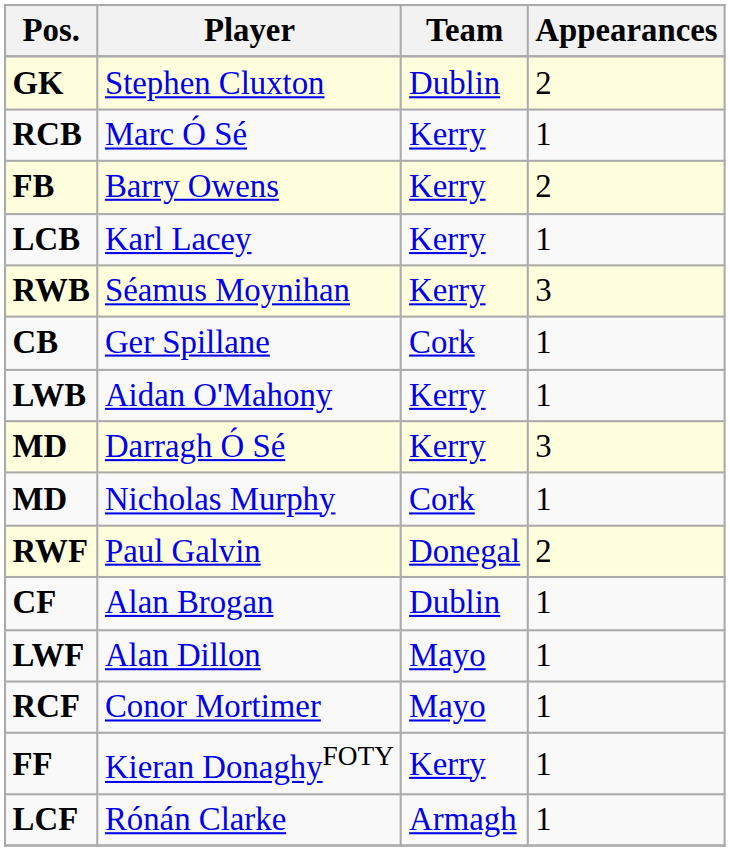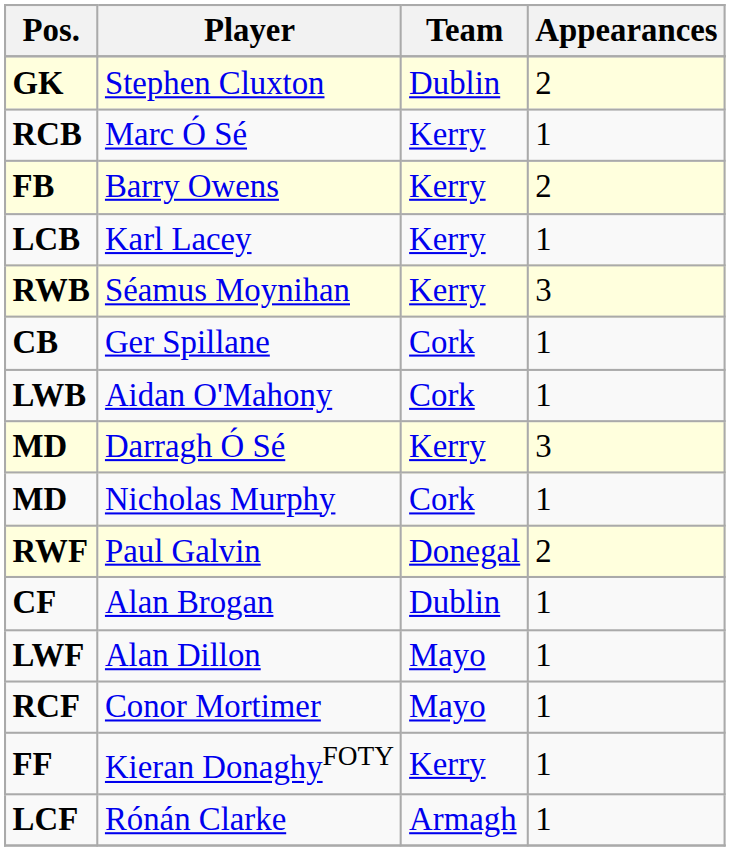(447, 394) Kerry -> (442, 394) Cork
